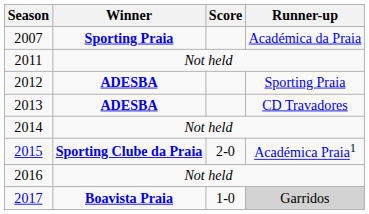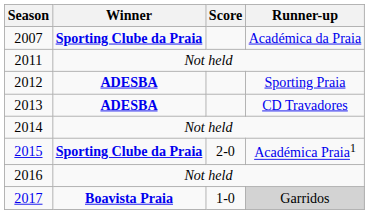(129, 37) Sporting Praia -> (129, 37) Sporting Clube da Praia
